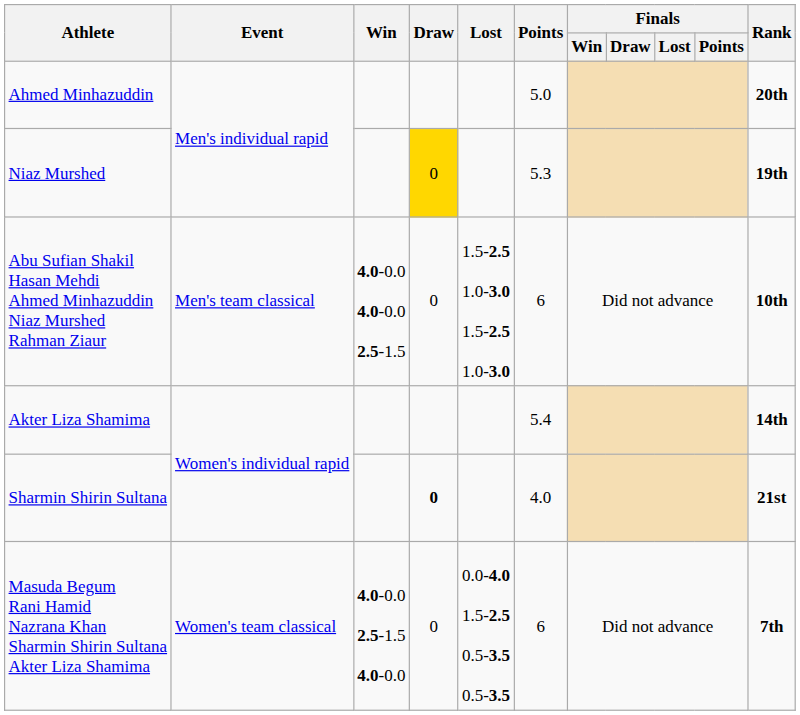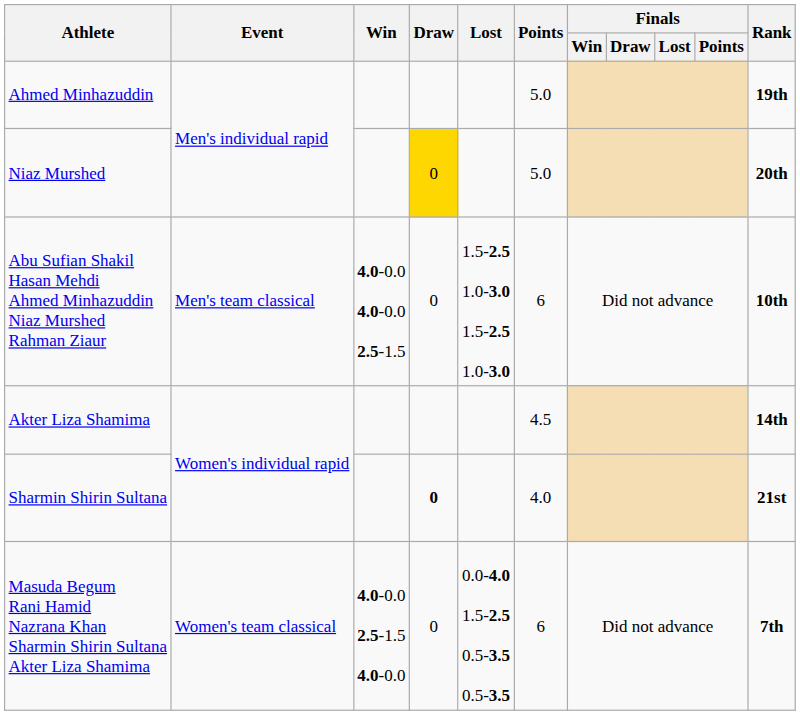(772, 95) 20th -> (772, 95) 19th
(541, 173) 5.3 -> (541, 173) 5.0
(772, 173) 19th -> (772, 173) 20th
(541, 419) 5.4 -> (541, 419) 4.5
